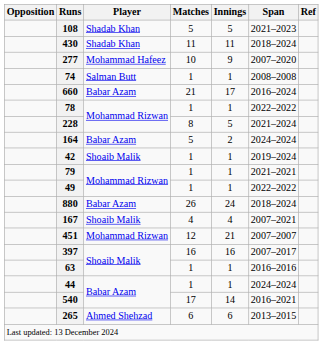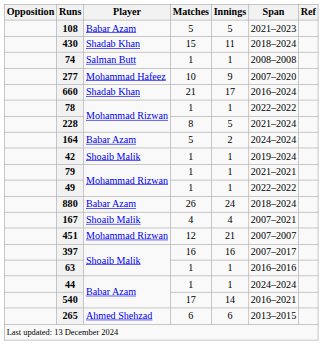(113, 28) Shadab Khan -> (111, 28) Babar Azam
(191, 44) 11 -> (191, 44) 15
rows swapped: (70, 60) <-> (70, 76)
(111, 92) Babar Azam -> (113, 92) Shadab Khan
